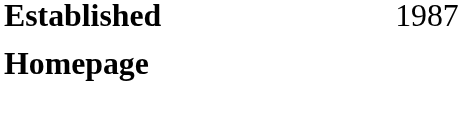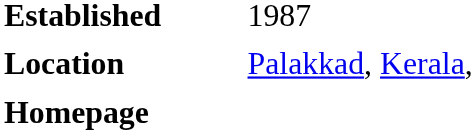+ row: (64, 63)
